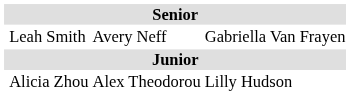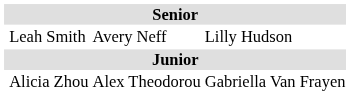(275, 37) Gabriella Van Frayen -> (249, 37) Lilly Hudson
(249, 82) Lilly Hudson -> (275, 82) Gabriella Van Frayen
